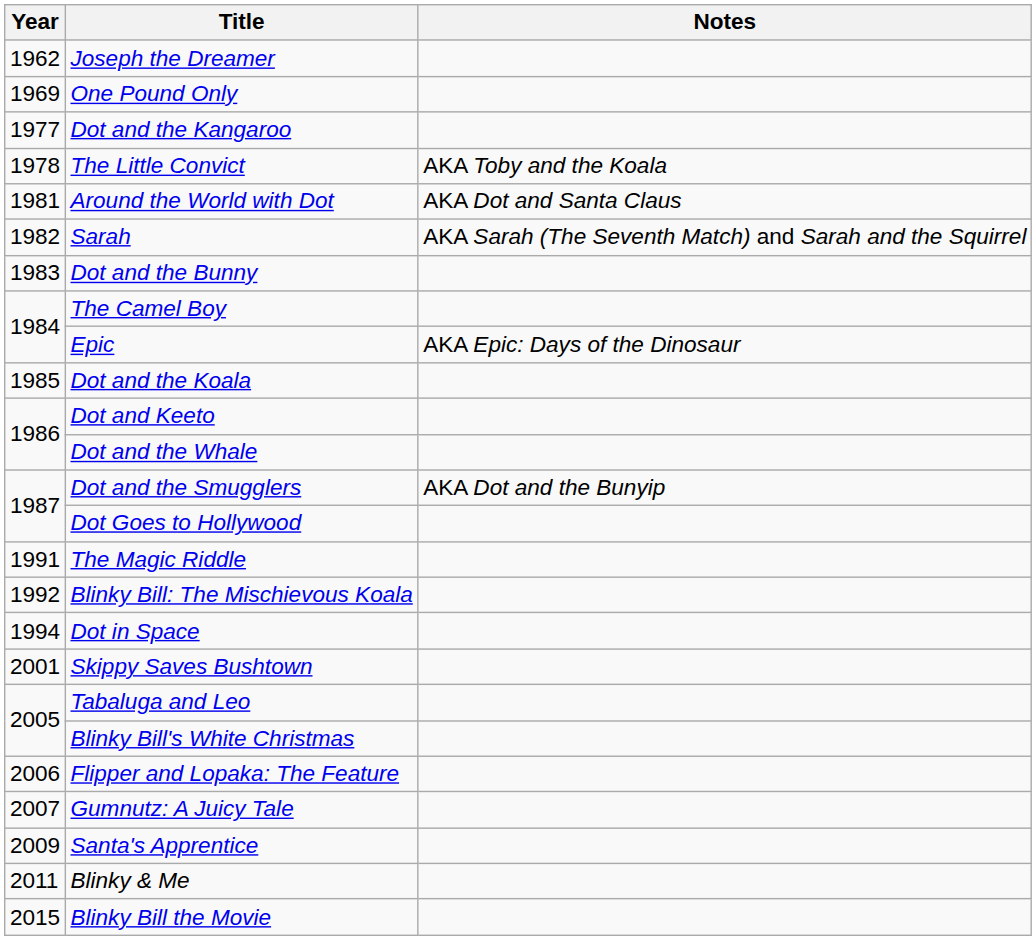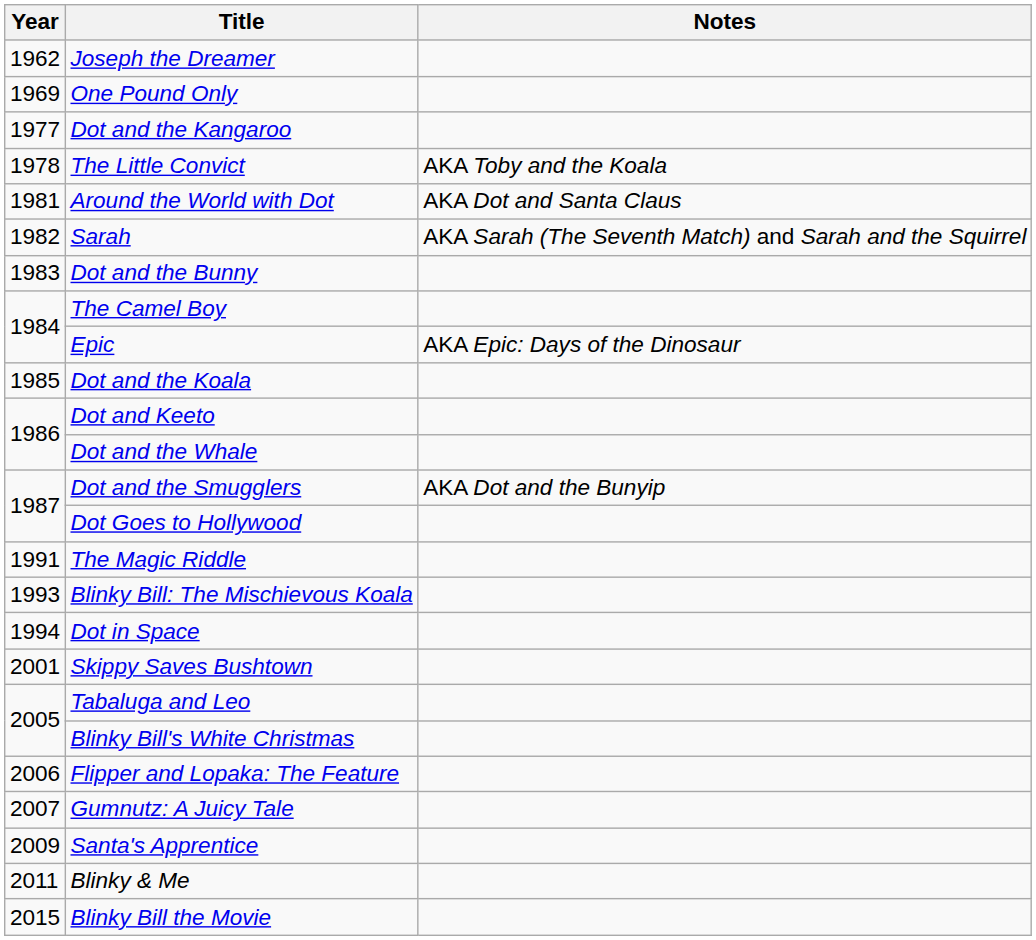(35, 594) 1992 -> (35, 594) 1993
